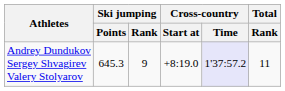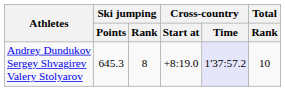(144, 64) 9 -> (144, 64) 8
(265, 64) 11 -> (265, 64) 10
